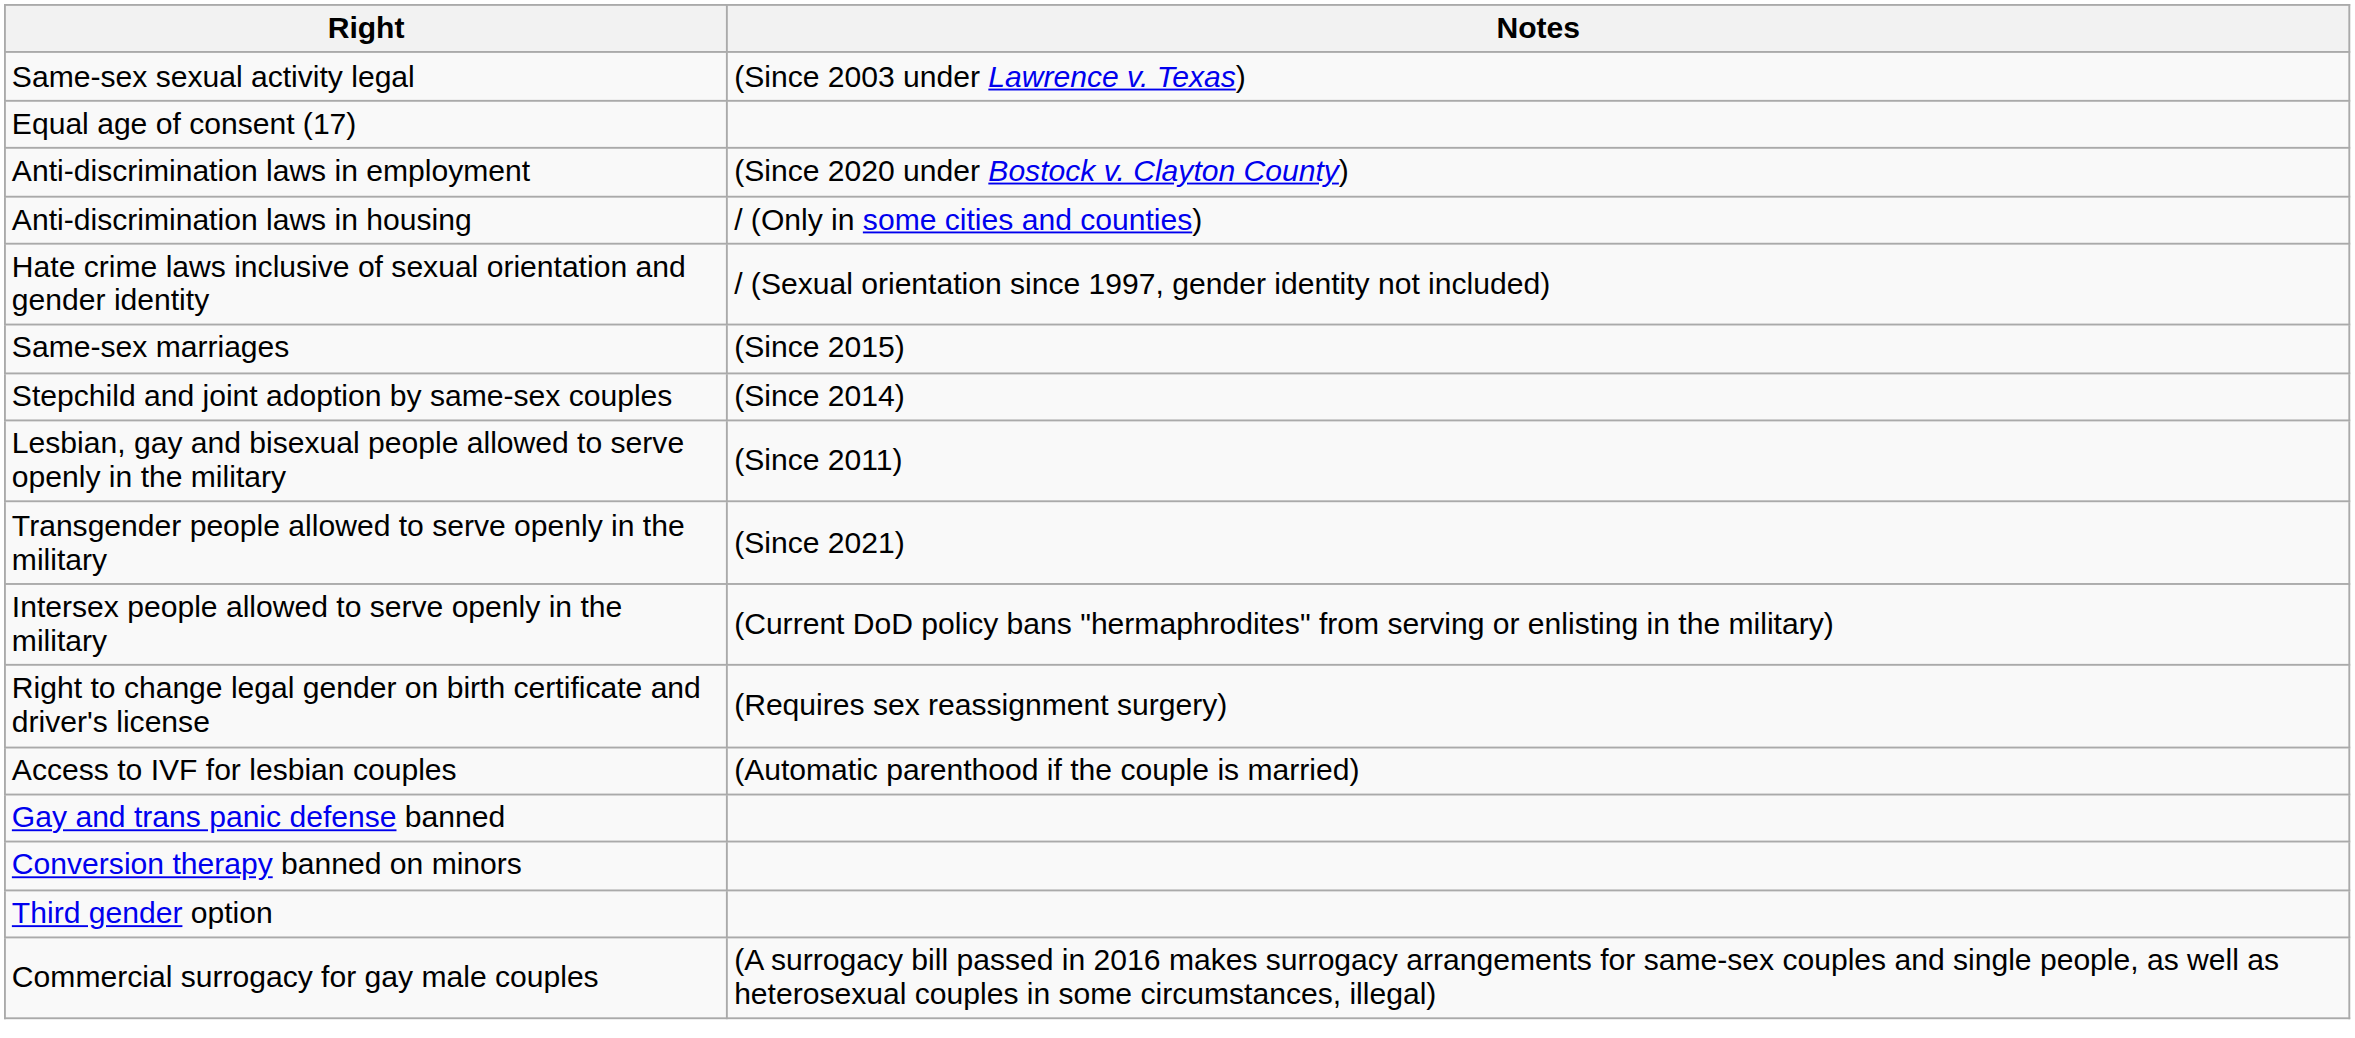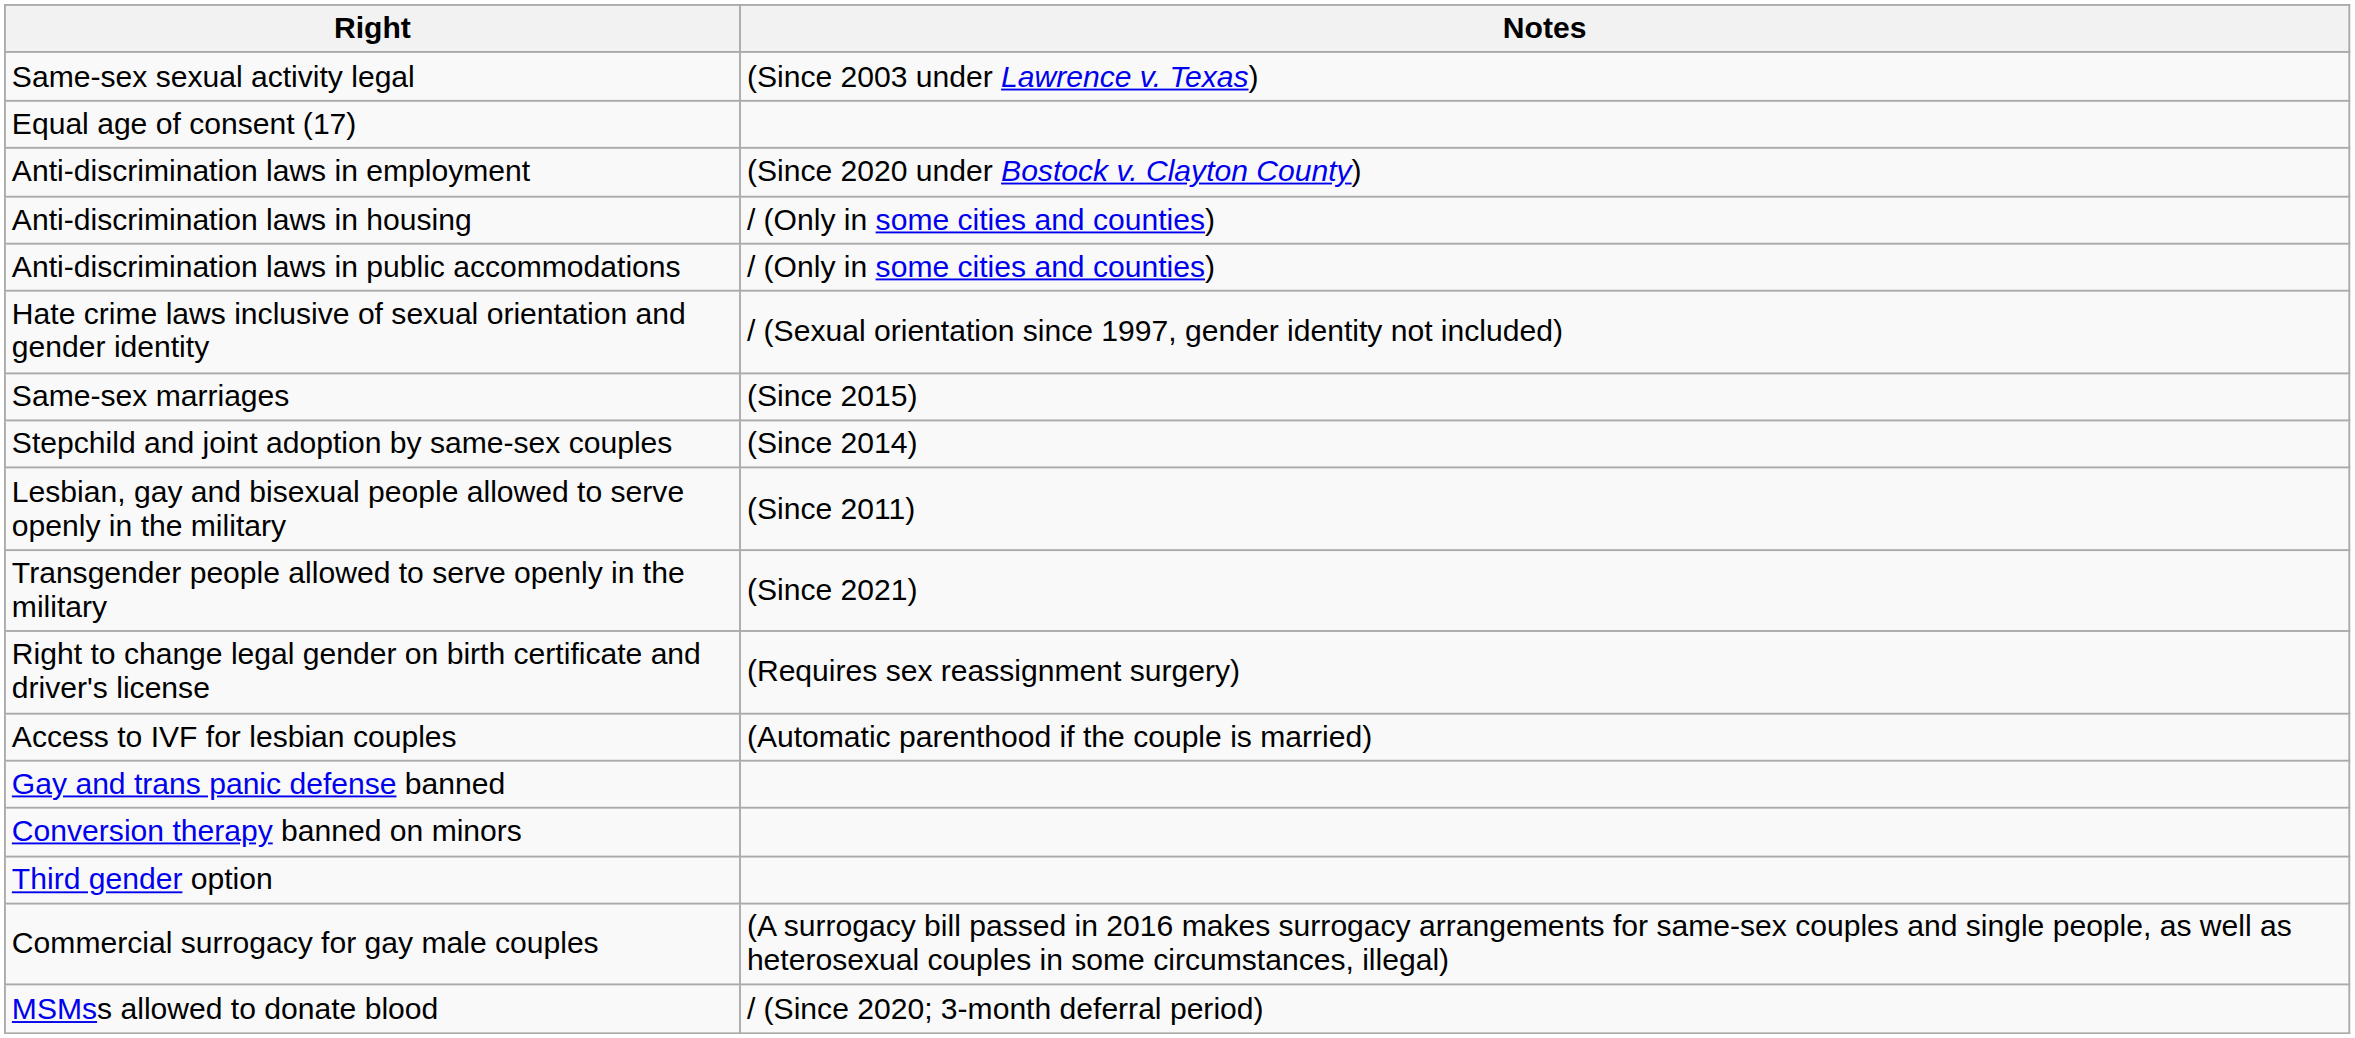+ row: (346, 266)
- row: (317, 623)
+ row: (225, 1008)
